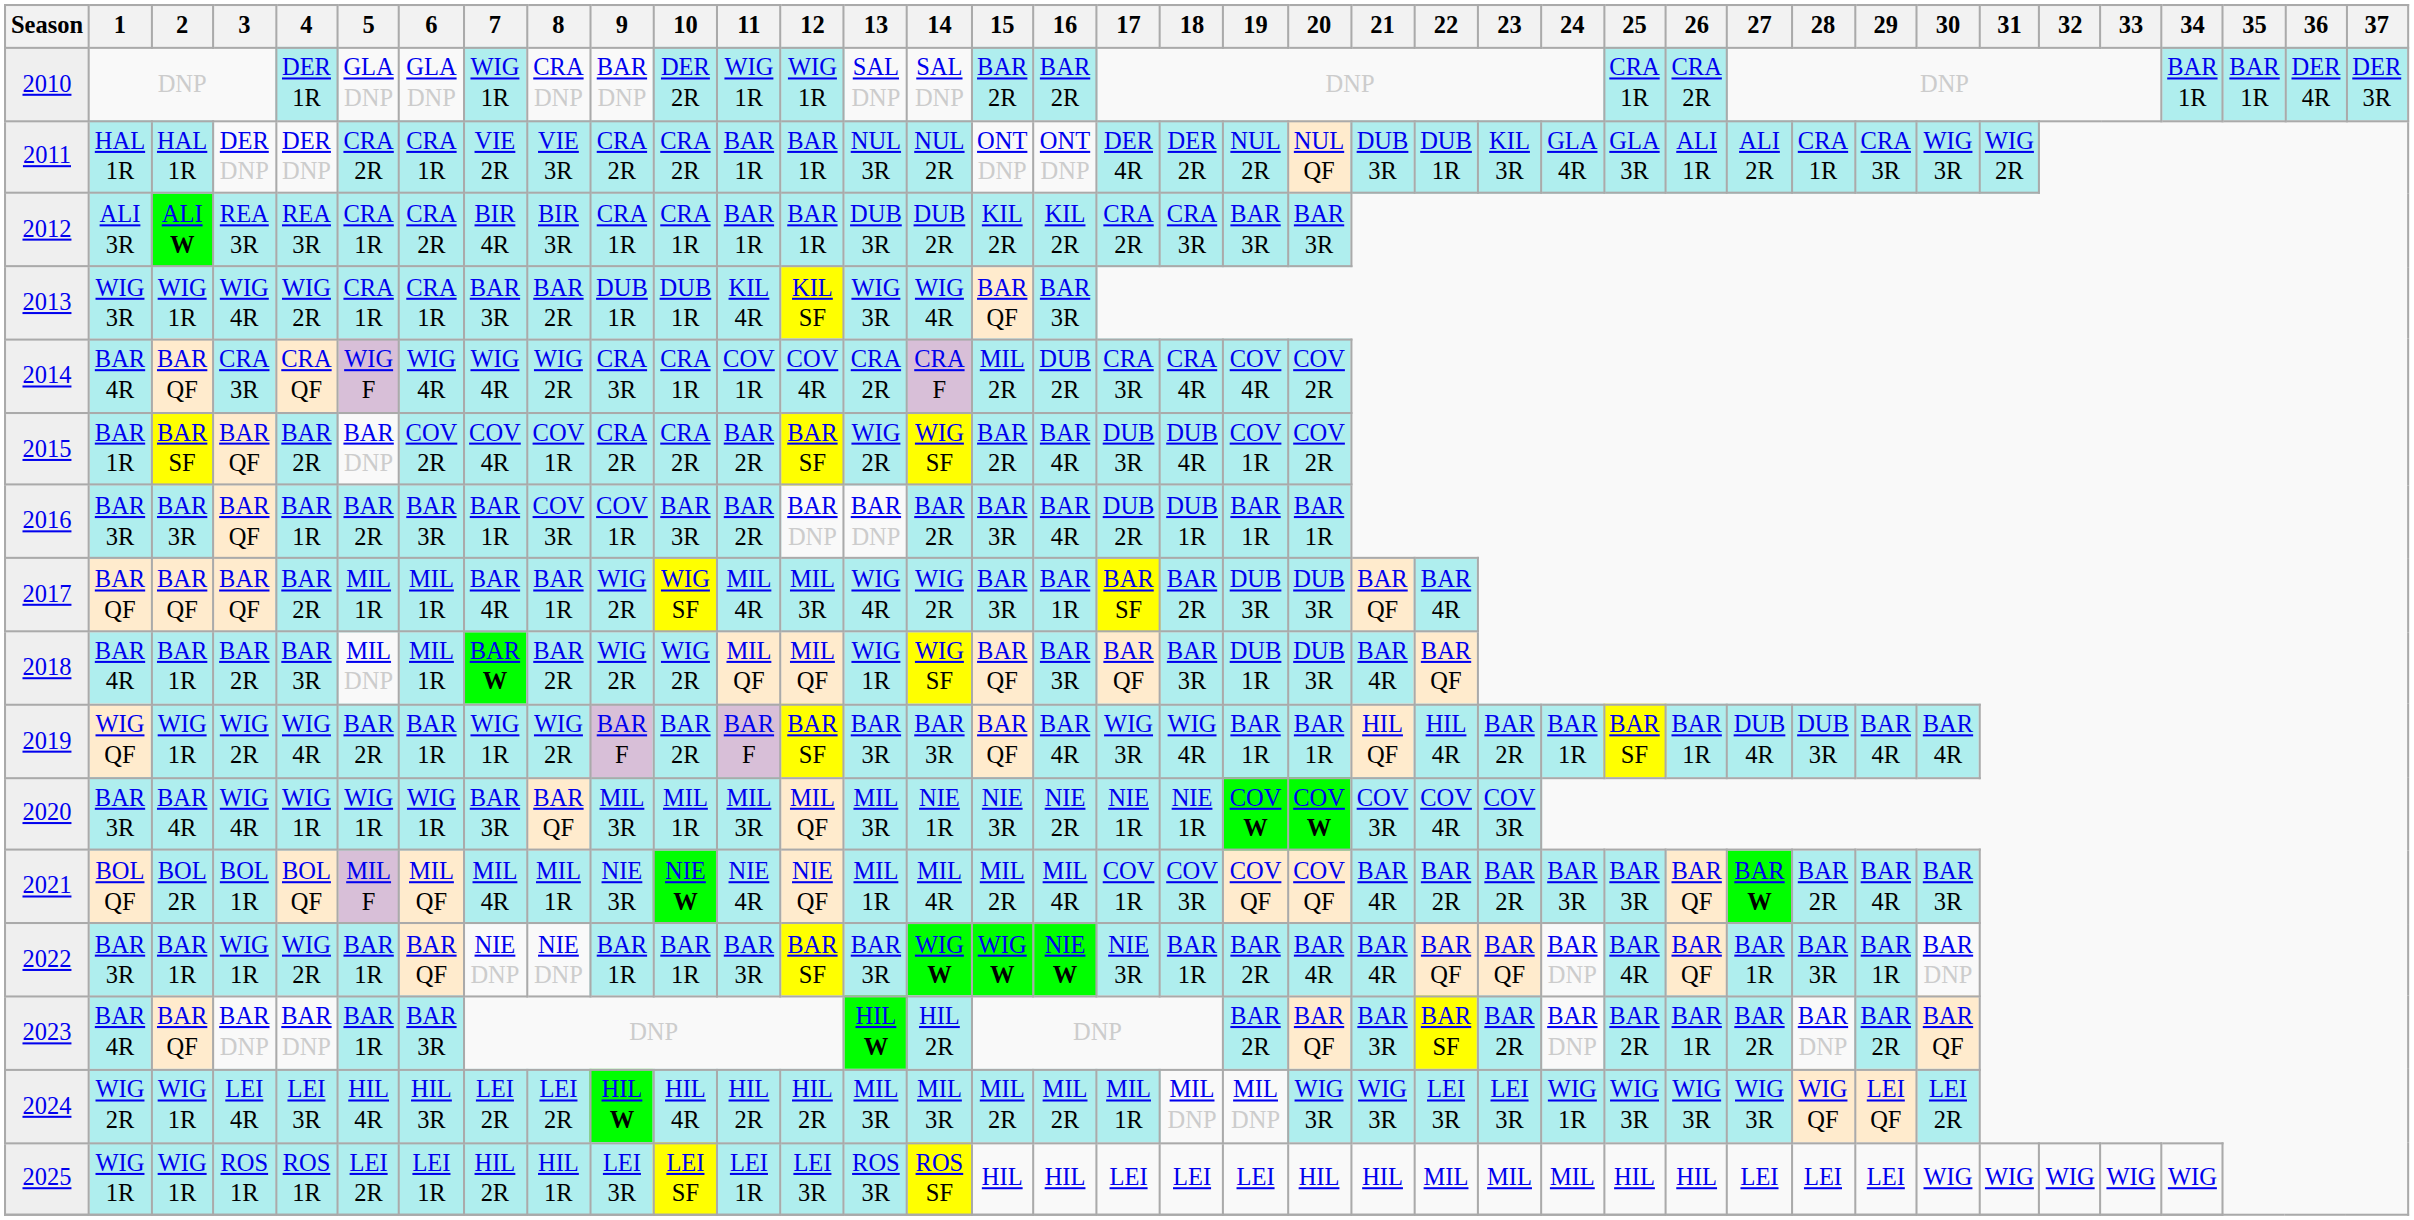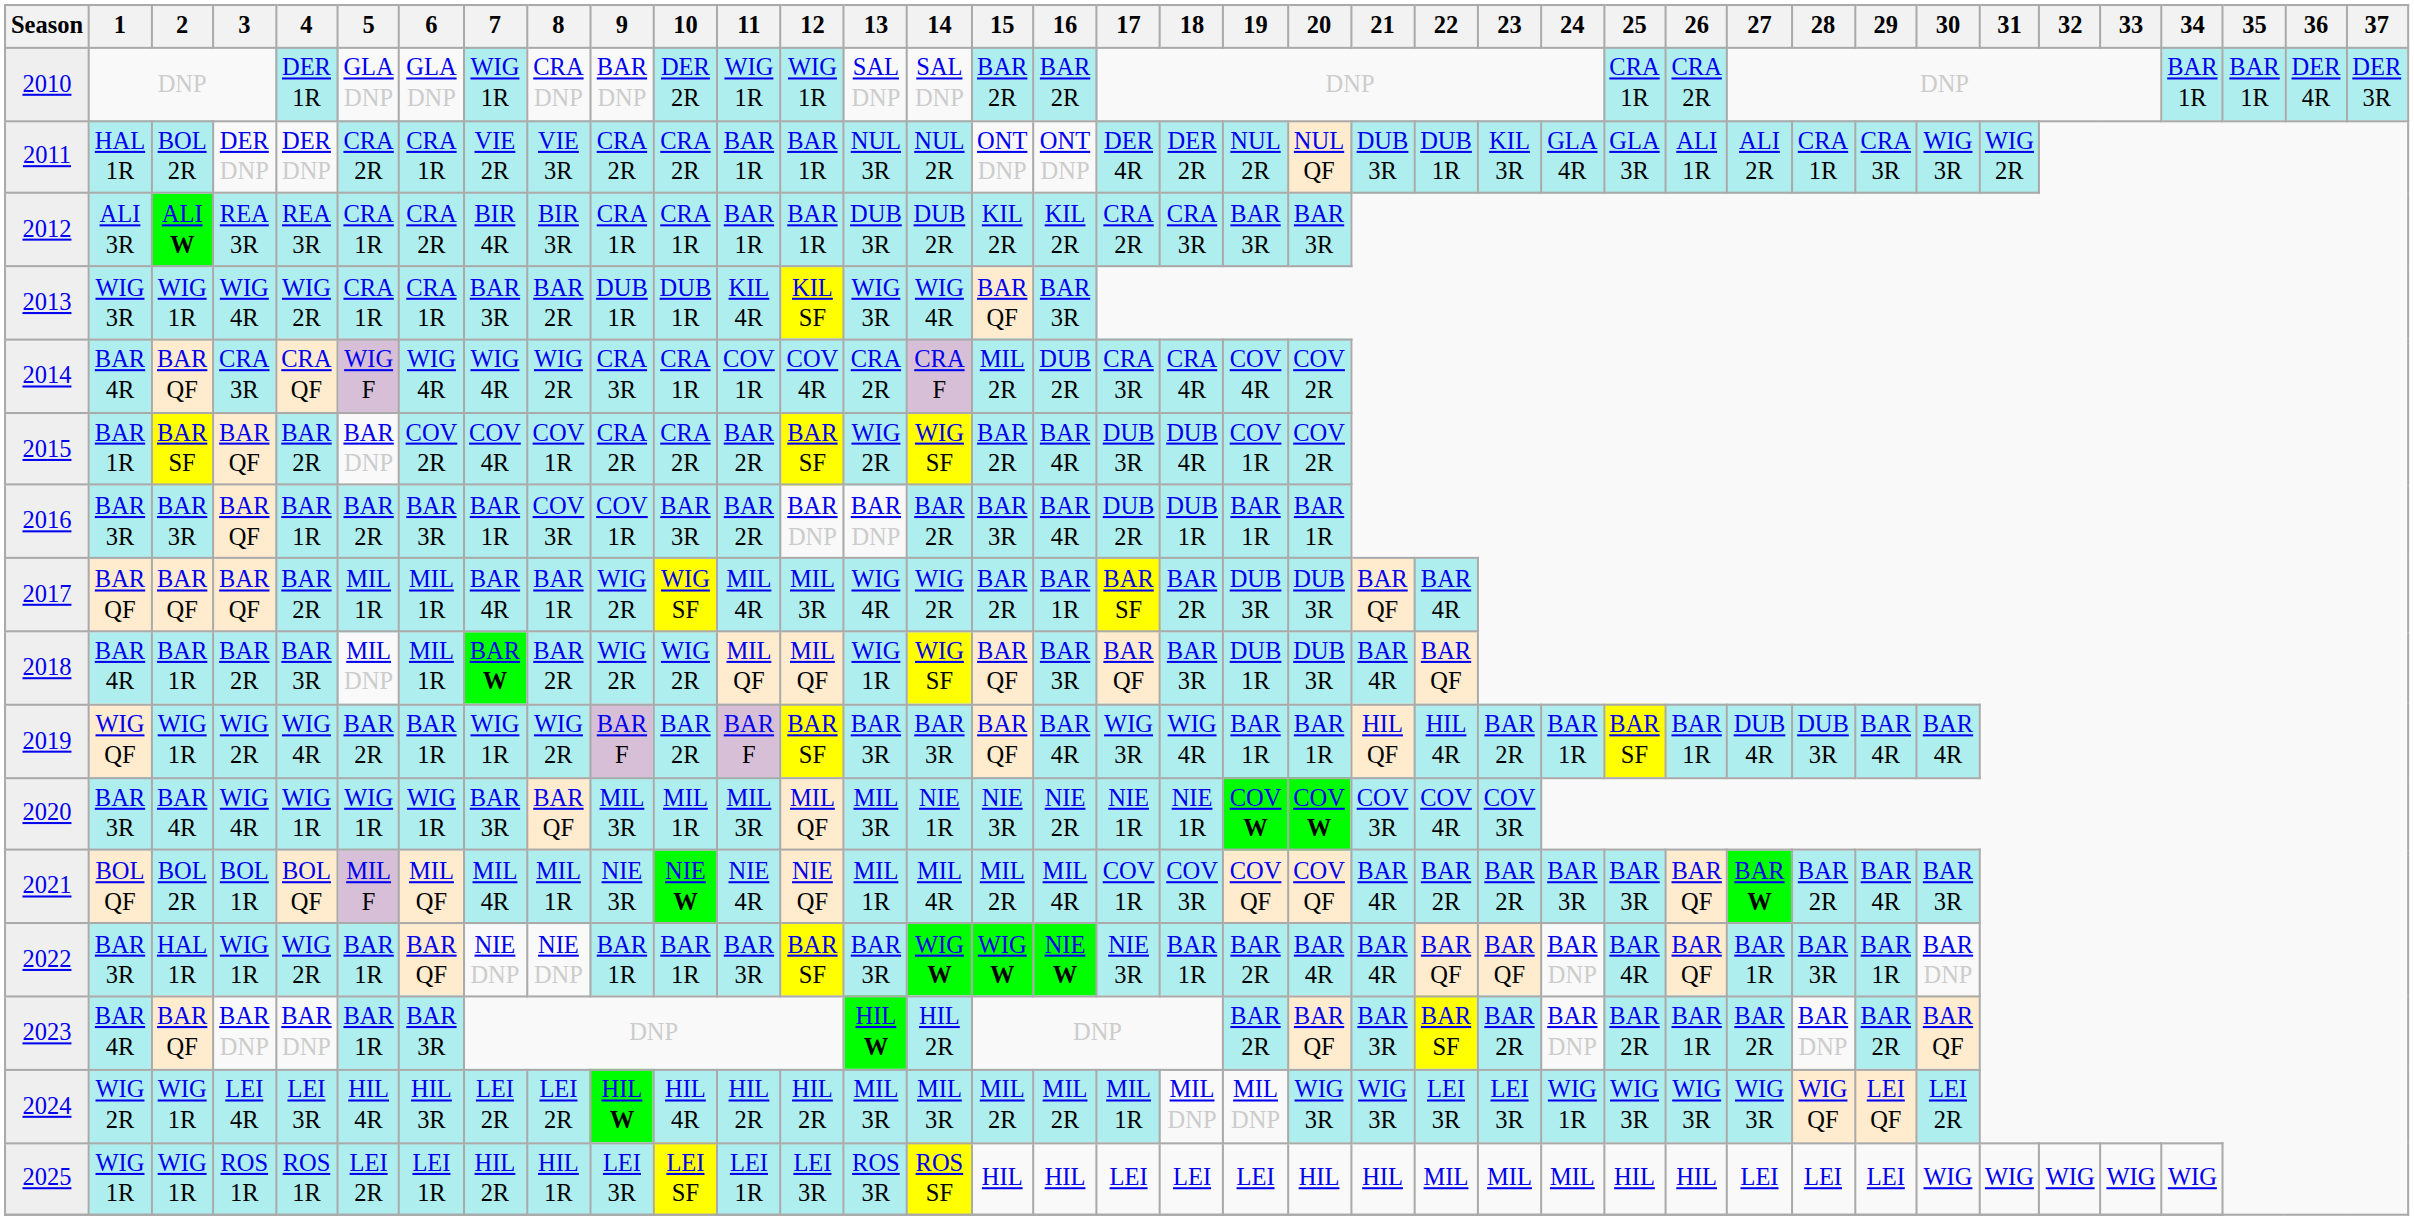(182, 156) HAL 1R -> (182, 156) BOL 2R
(1002, 594) BAR 3R -> (1002, 594) BAR 2R
(182, 959) BAR 1R -> (182, 959) HAL 1R
